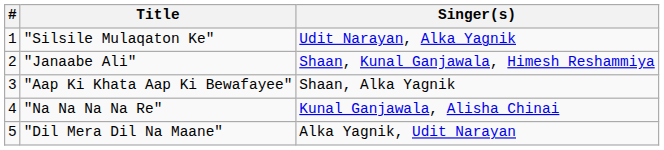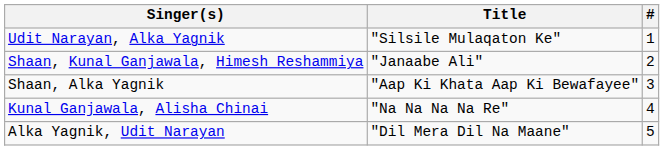columns swapped: (12, 17) <-> (477, 17)
